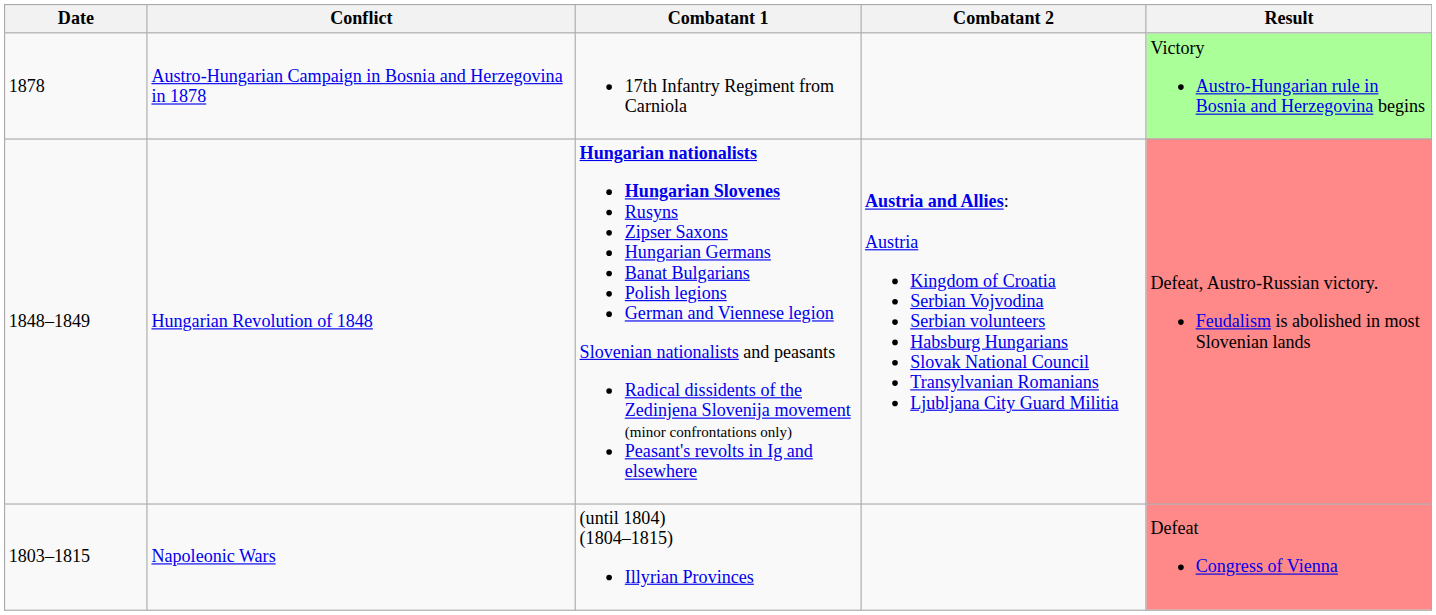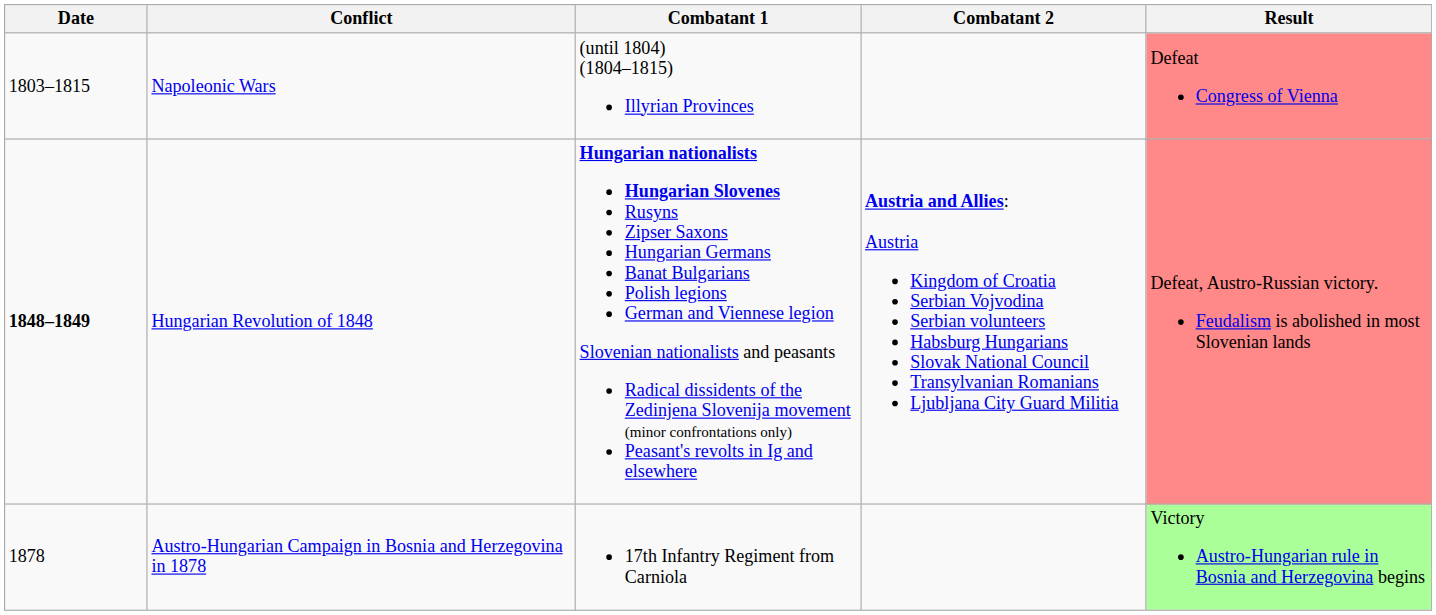rows swapped: (214, 556) <-> (357, 85)
(49, 321) normal -> (49, 321) bold
